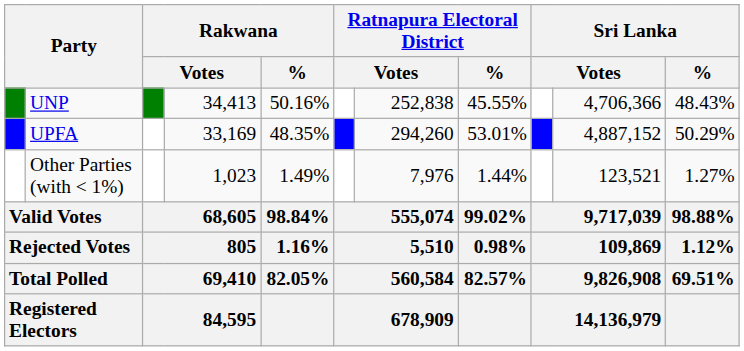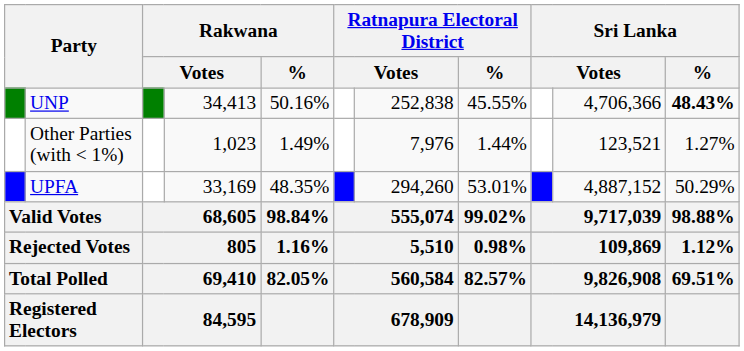(705, 103) normal -> (703, 103) bold
rows swapped: (54, 133) <-> (81, 175)
